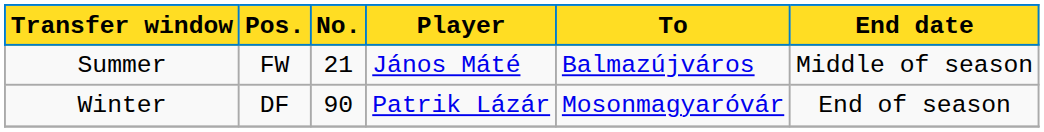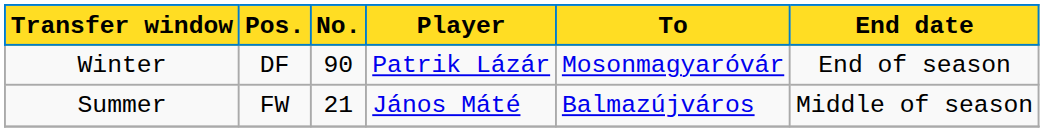rows swapped: (122, 65) <-> (122, 106)
